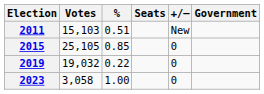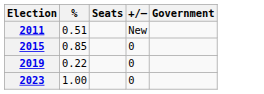- column: (81, 13)
